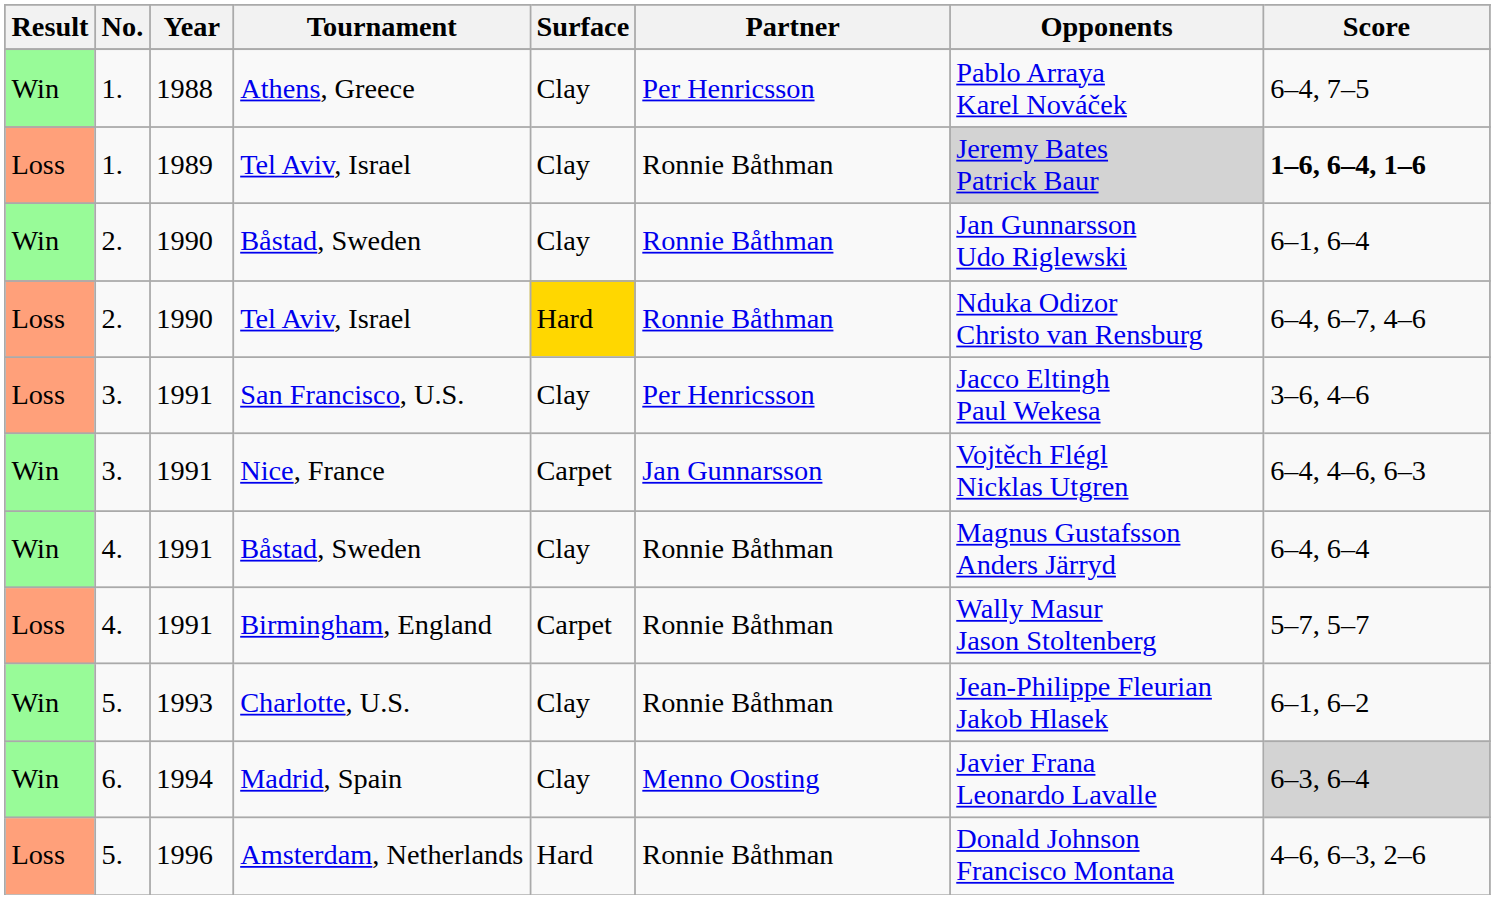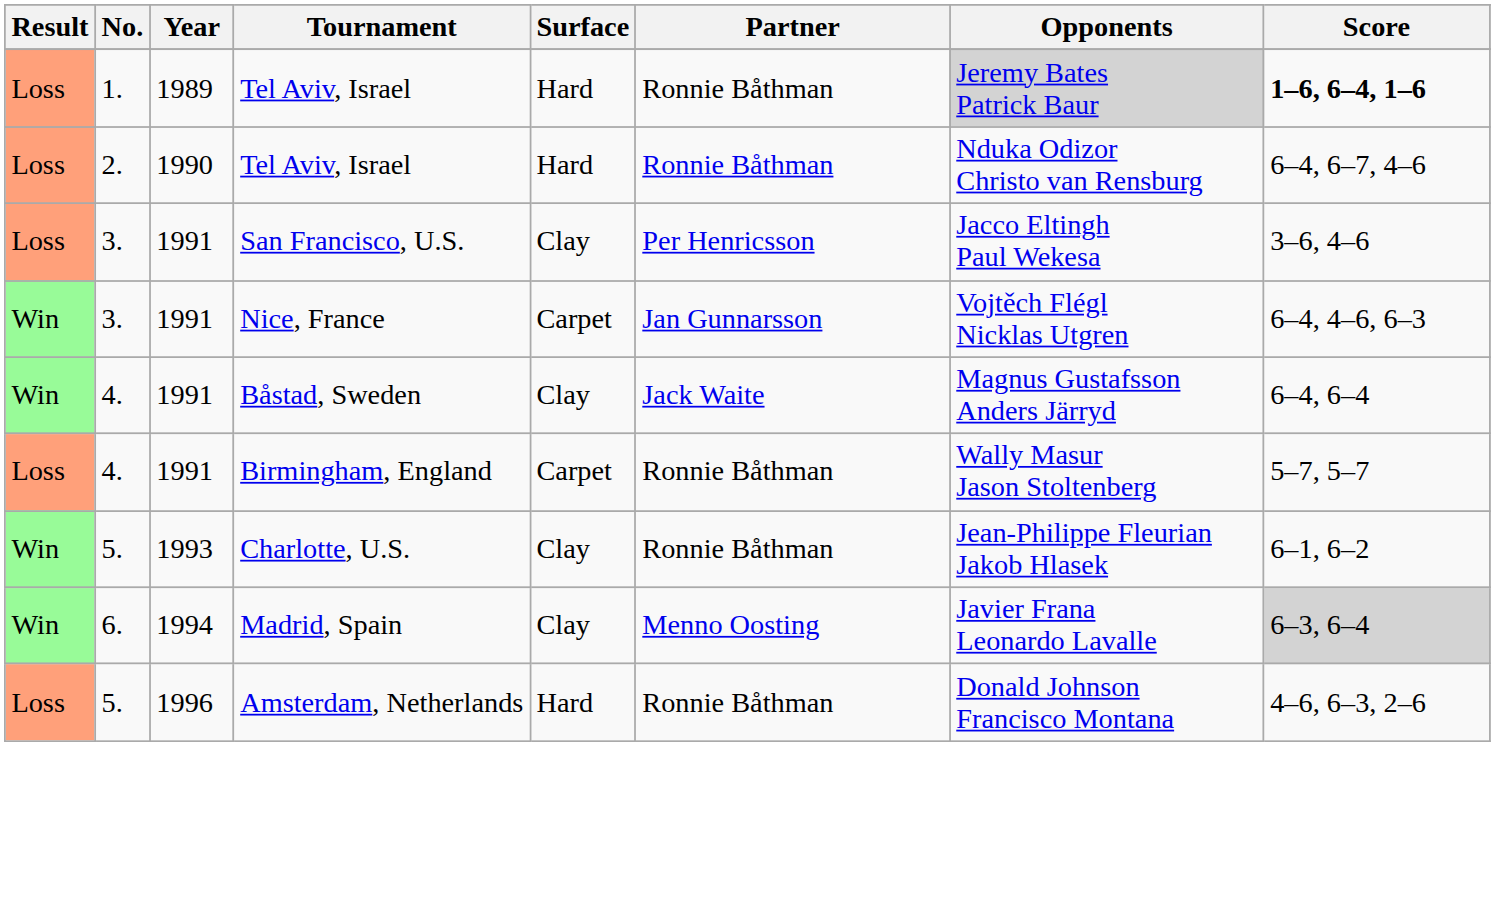- row: (185, 87)
(563, 164) Clay -> (565, 87) Hard
- row: (185, 241)
(565, 318) gold background -> (565, 164) no background
(738, 548) Ronnie Båthman -> (703, 394) Jack Waite
